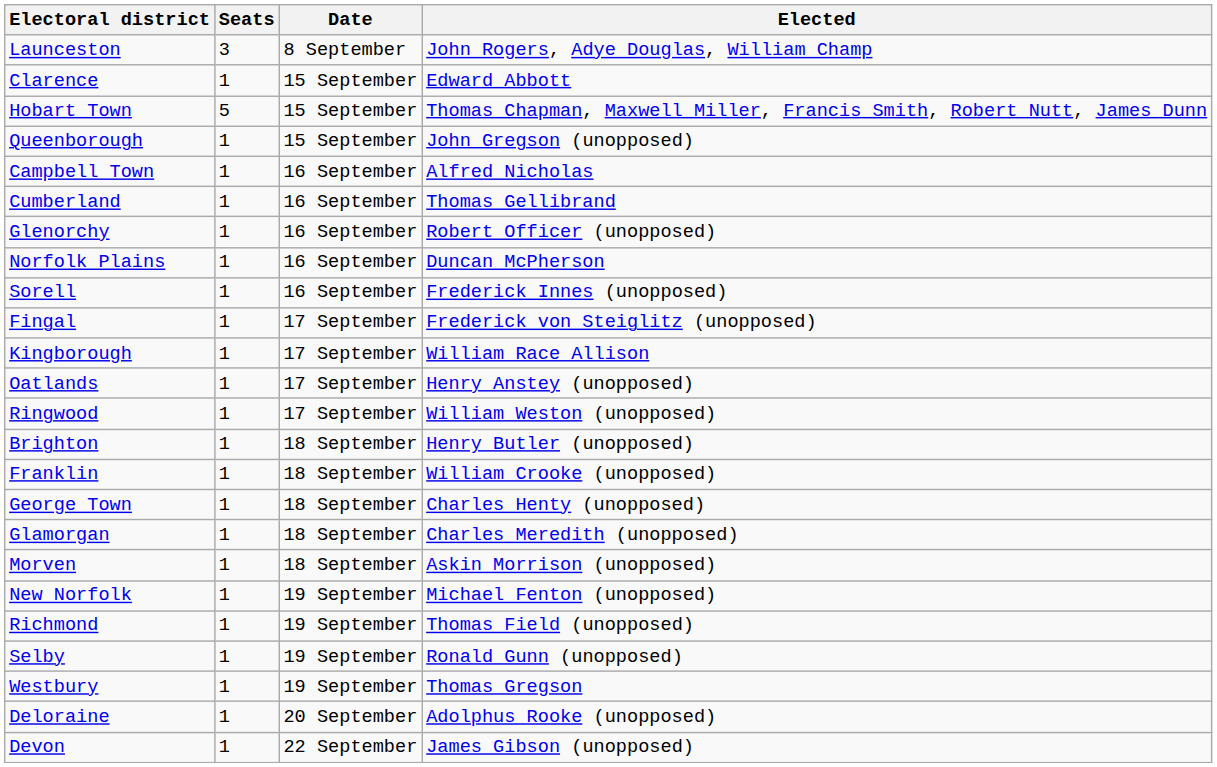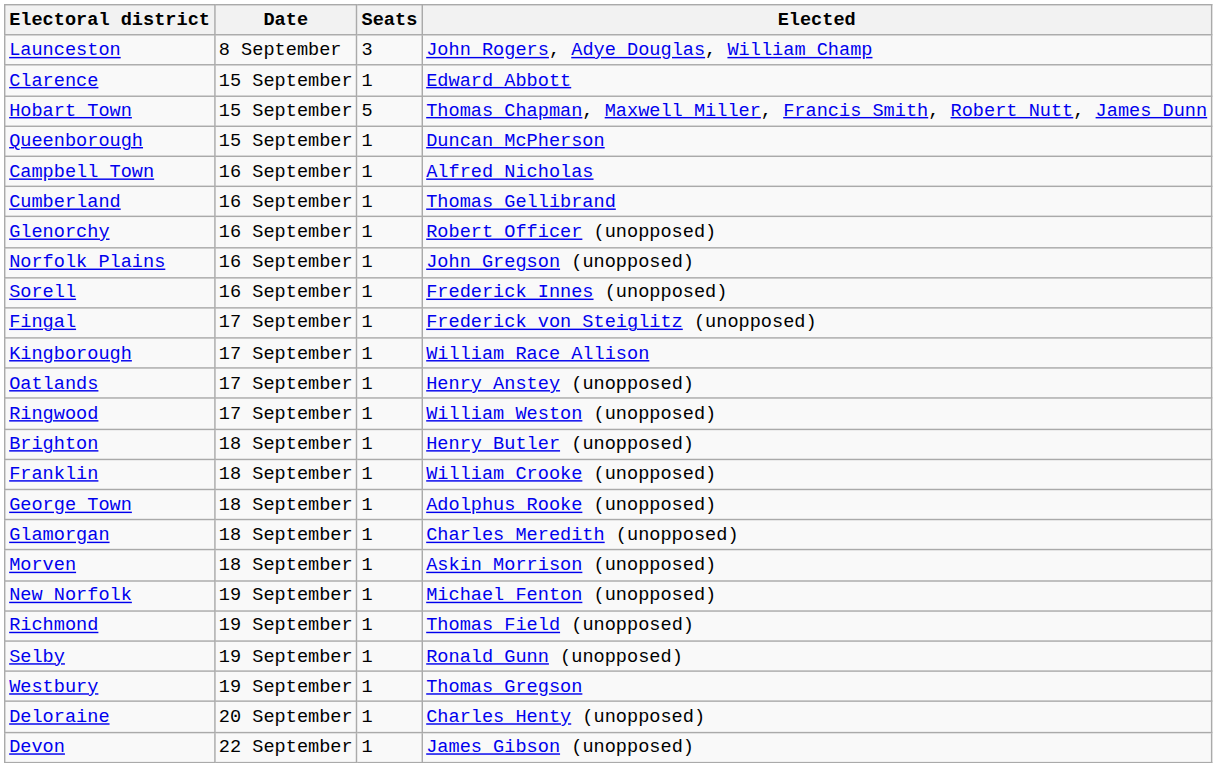columns swapped: (247, 20) <-> (350, 20)
(560, 141) John Gregson (unopposed) -> (515, 141) Duncan McPherson
(515, 262) Duncan McPherson -> (560, 262) John Gregson (unopposed)
(566, 505) Charles Henty (unopposed) -> (571, 505) Adolphus Rooke (unopposed)
(571, 717) Adolphus Rooke (unopposed) -> (566, 717) Charles Henty (unopposed)
